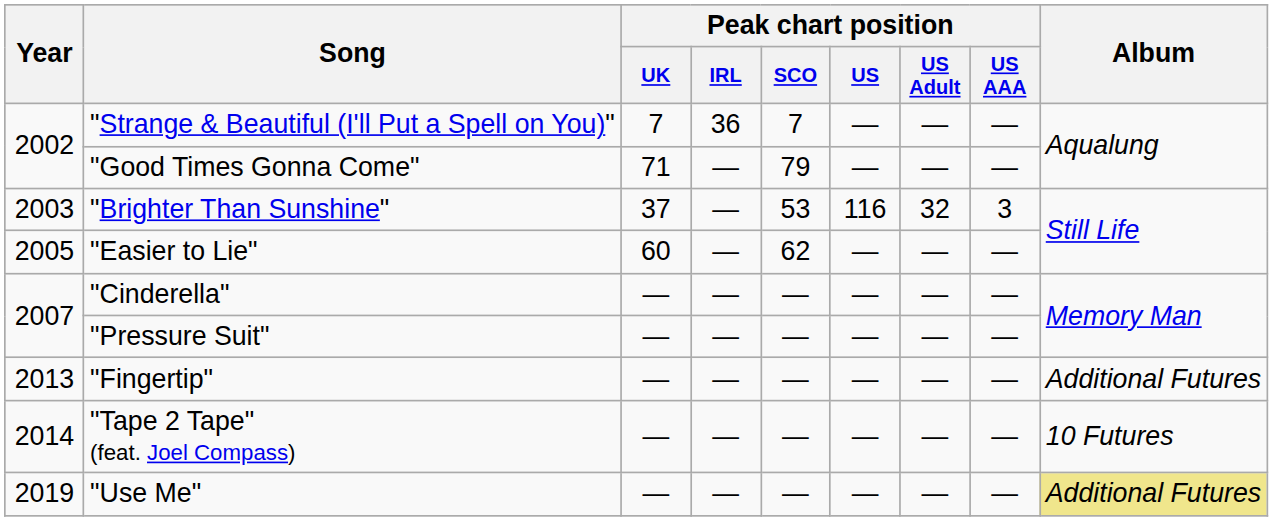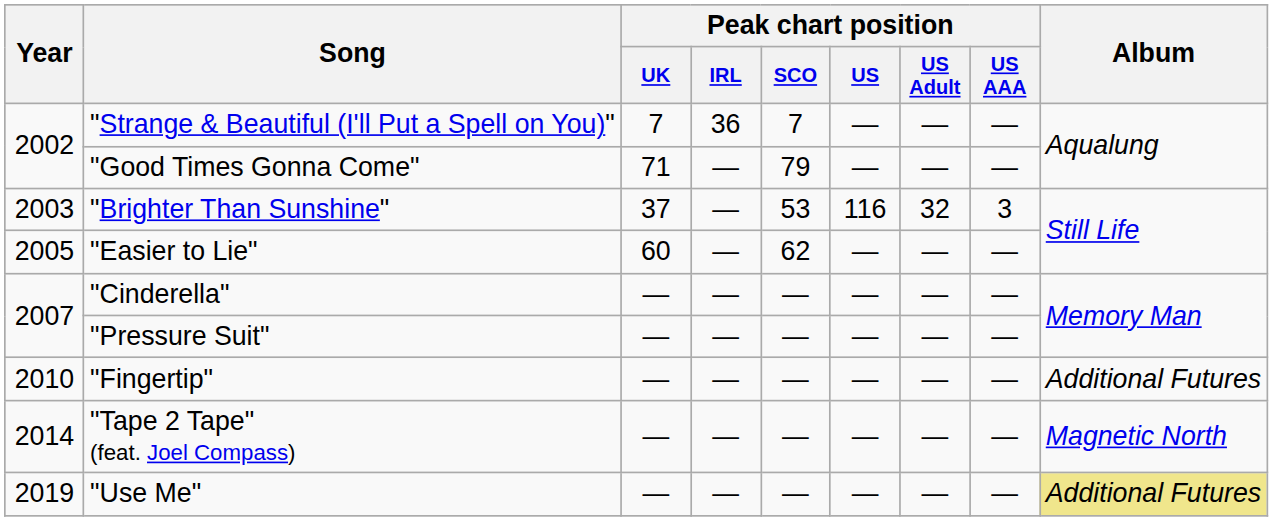(44, 378) 2013 -> (44, 378) 2010
(1110, 436) 10 Futures -> (1136, 436) Magnetic North
